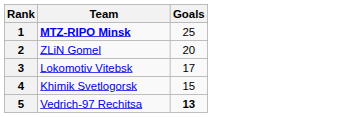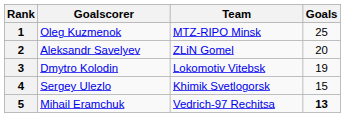+ column: (104, 14)
(85, 32) bold -> (217, 32) normal
(189, 68) 17 -> (322, 68) 19
